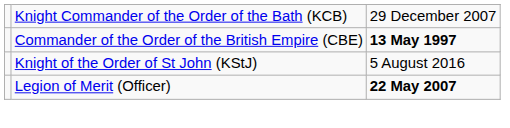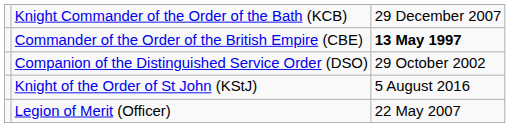+ row: (191, 63)
(413, 87) bold -> (418, 110) normal
